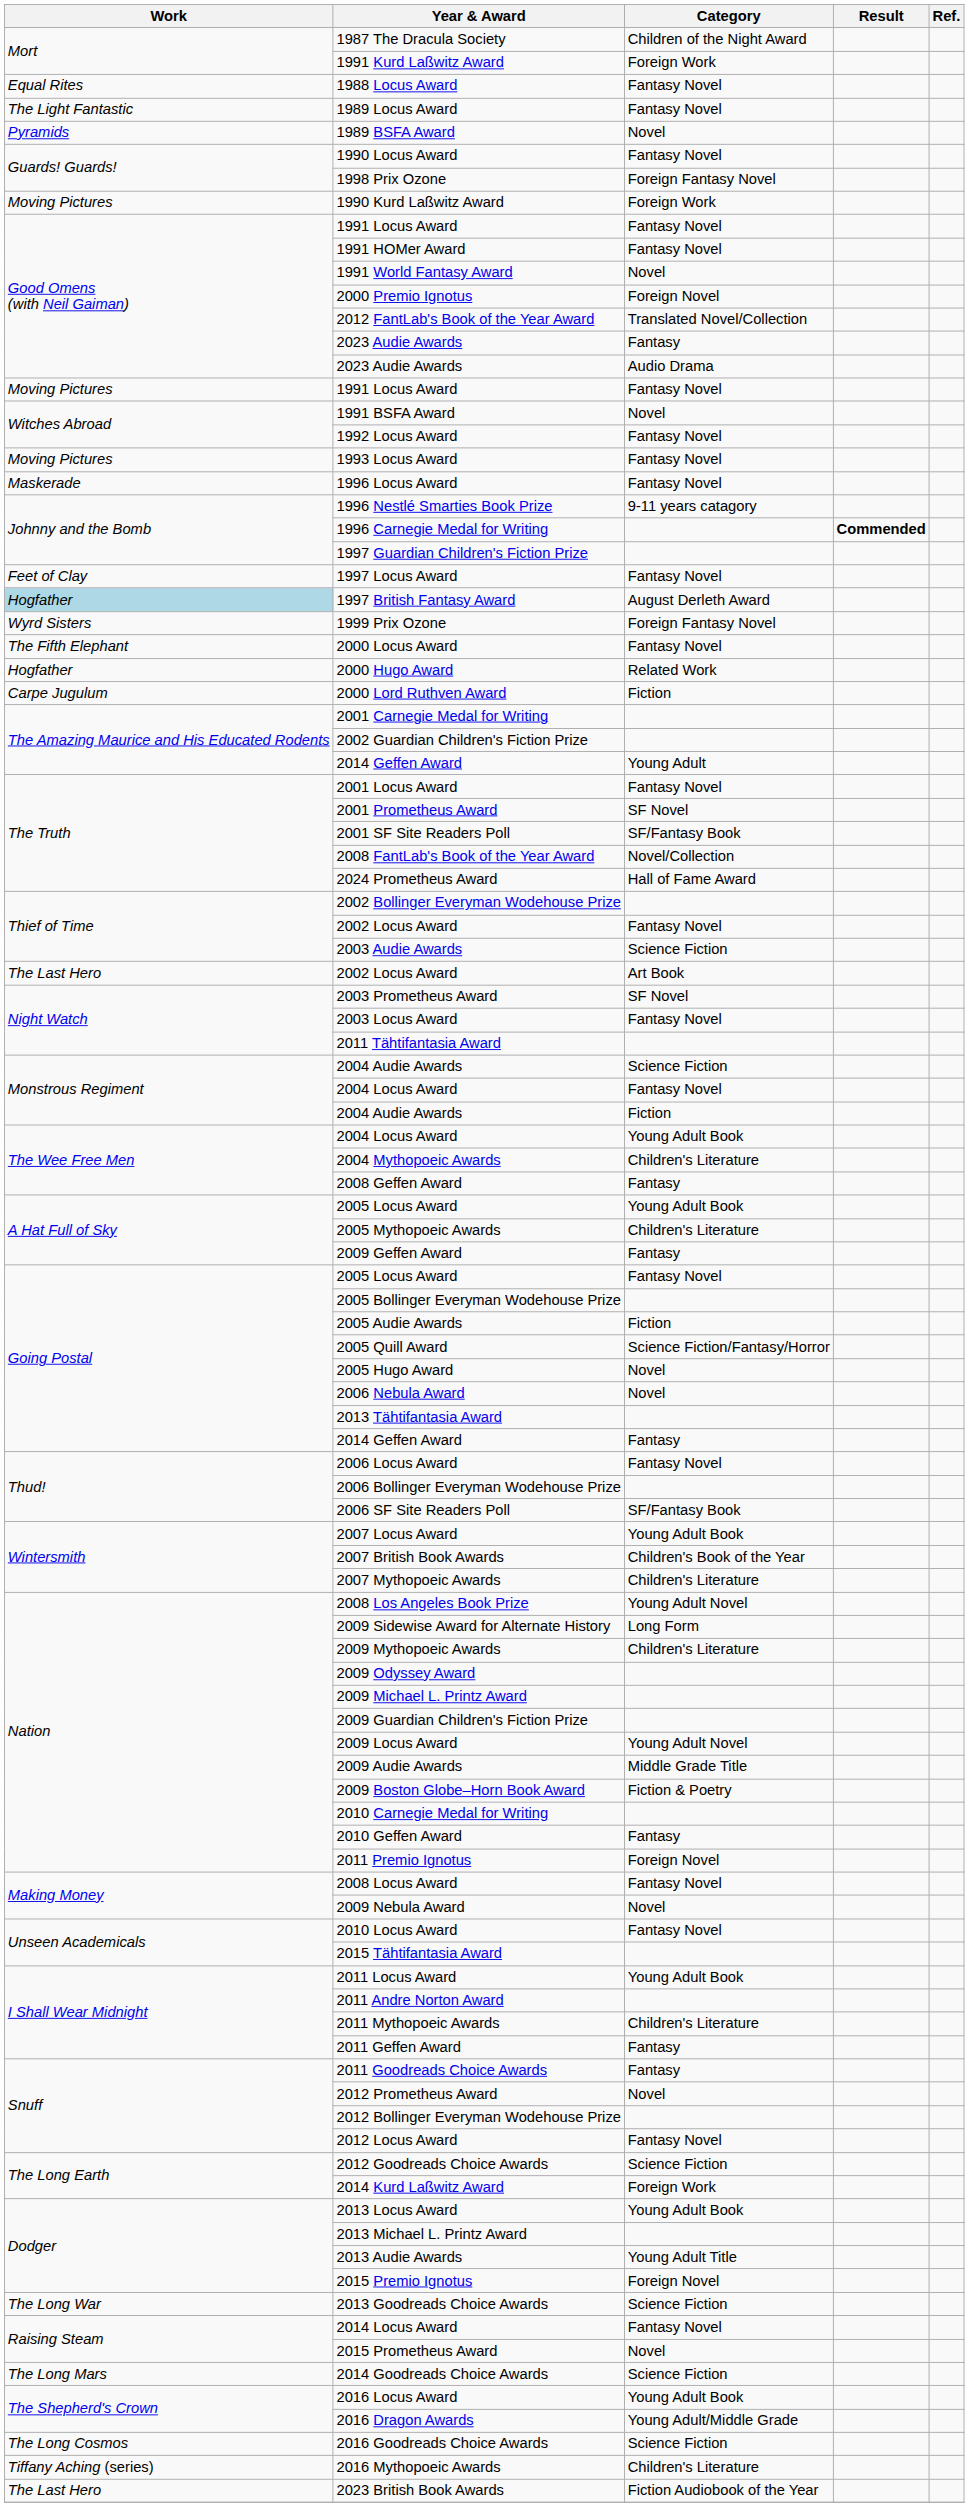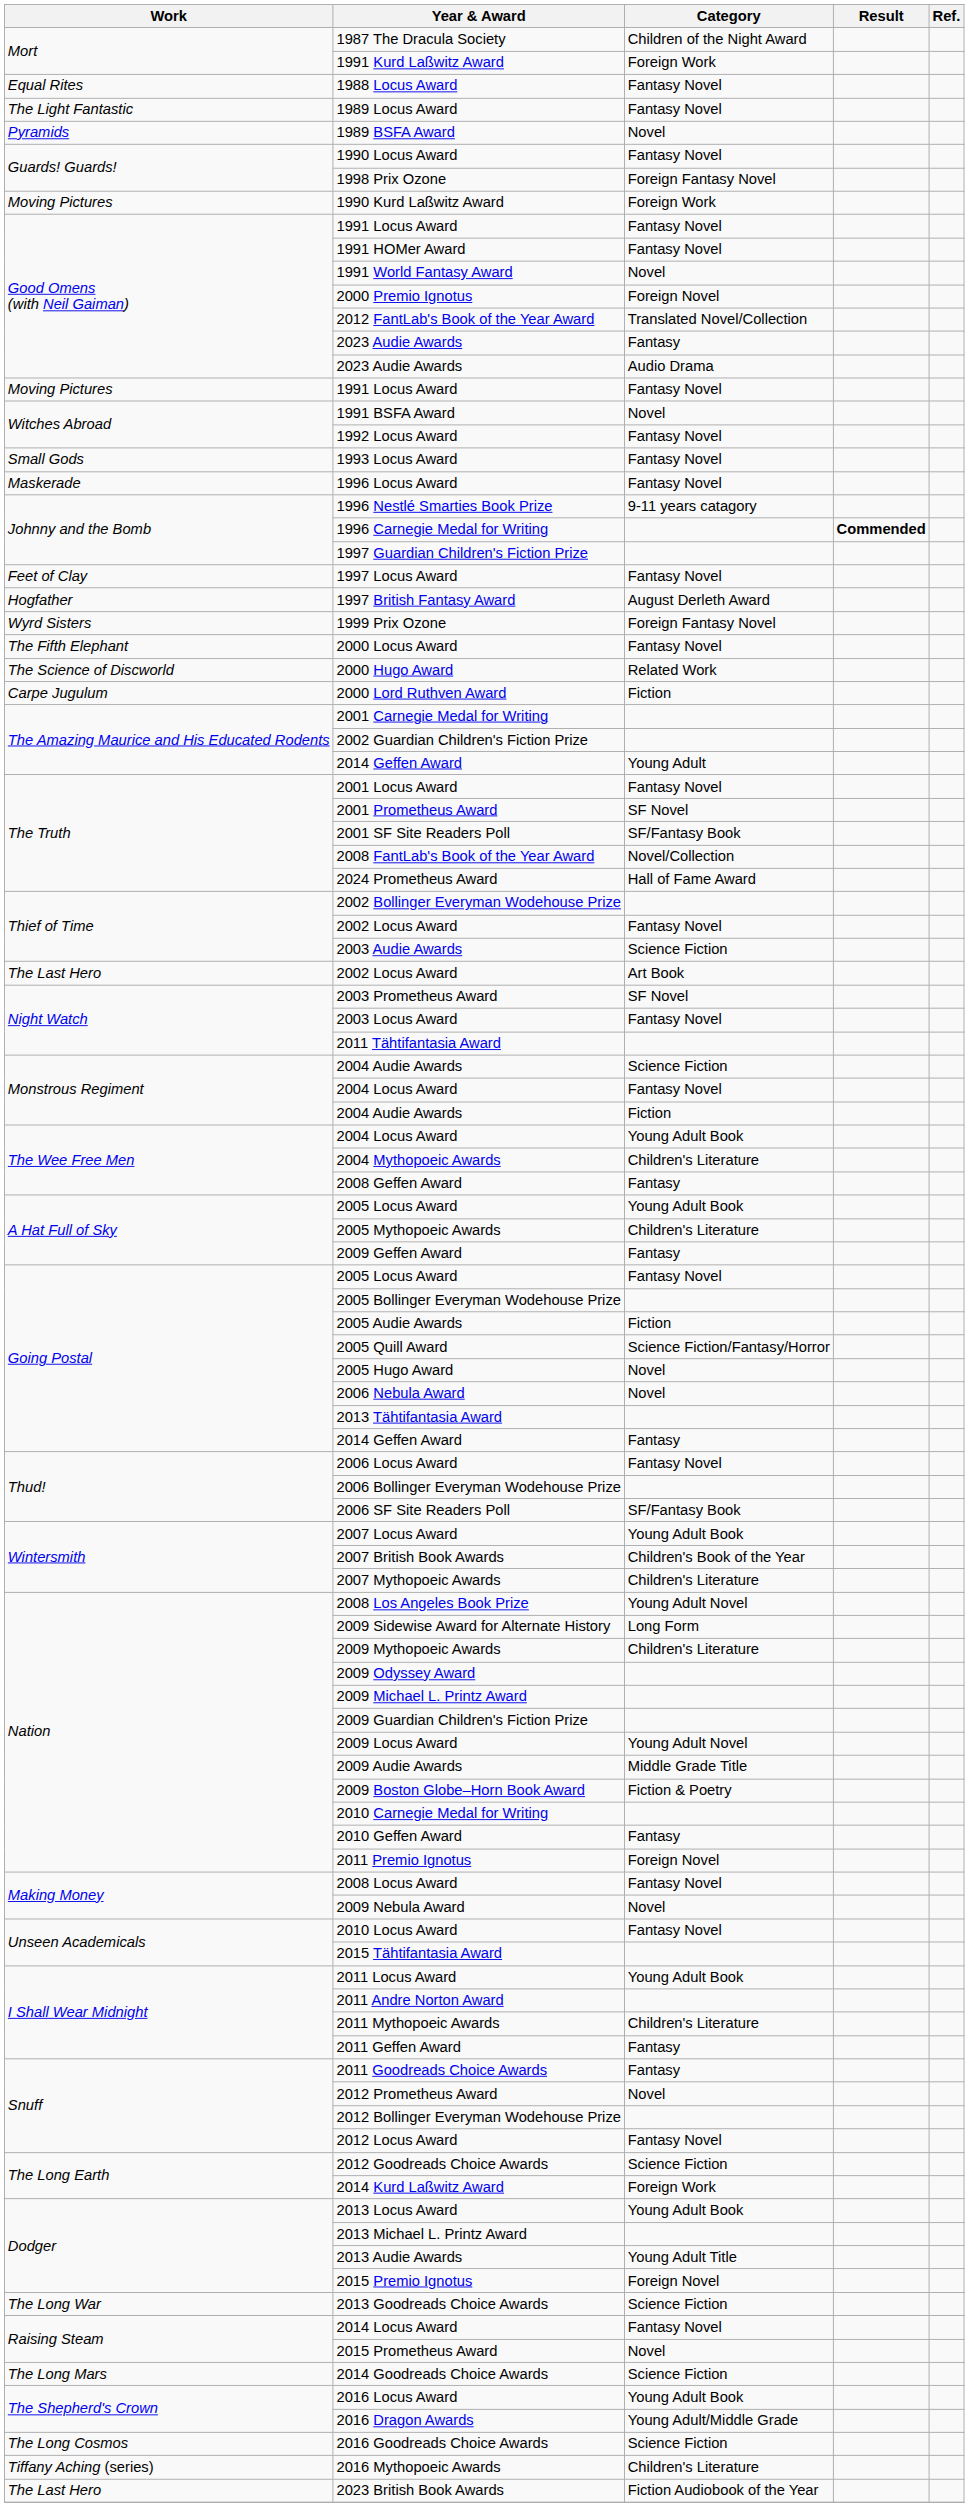(60, 459) Moving Pictures -> (46, 459) Small Gods
(40, 599) lightblue background -> (40, 599) no background
(40, 669) Hogfather -> (91, 669) The Science of Discworld
